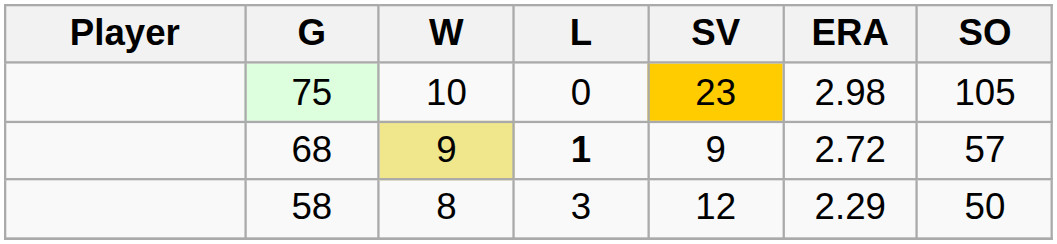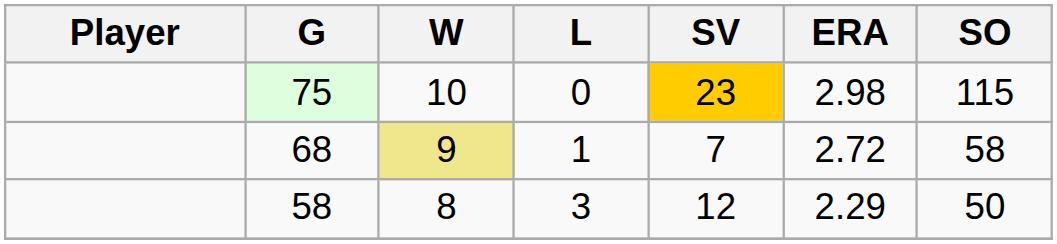(985, 91) 105 -> (985, 91) 115
(581, 149) bold -> (581, 149) normal
(716, 149) 9 -> (716, 149) 7
(985, 149) 57 -> (985, 149) 58
